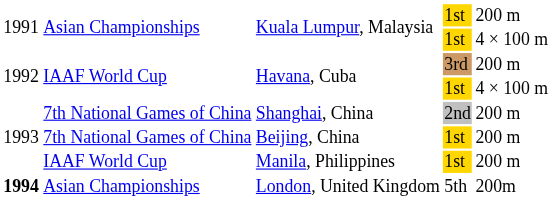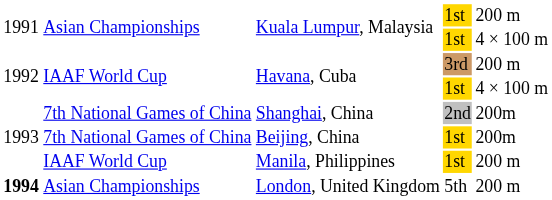(498, 112) 200 m -> (496, 112) 200m
(498, 137) 200 m -> (496, 137) 200m
(496, 186) 200m -> (498, 186) 200 m
